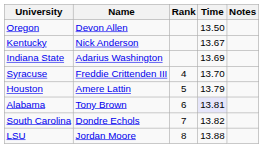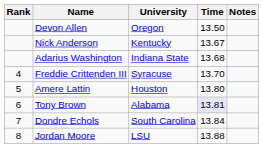columns swapped: (184, 12) <-> (39, 12)
(212, 58) 13.69 -> (212, 58) 13.68
(212, 89) 13.79 -> (212, 89) 13.80
(212, 120) 13.82 -> (212, 120) 13.84
